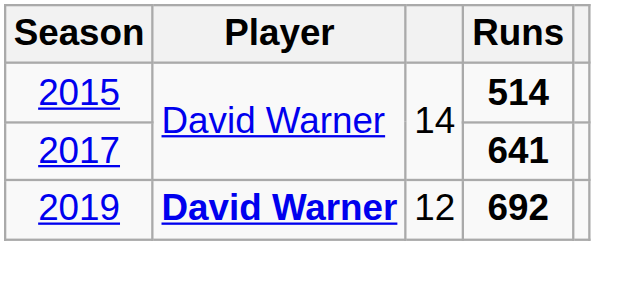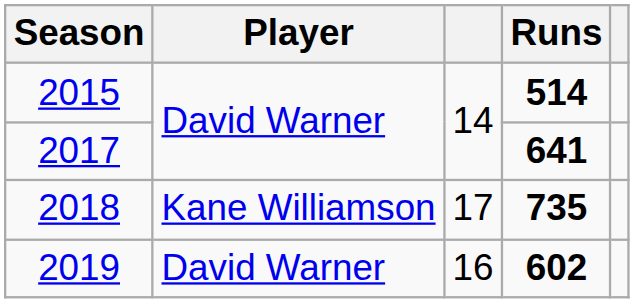+ row: (79, 208)
(279, 208) bold -> (273, 267) normal
(435, 208) 12 -> (473, 267) 16
(518, 208) 692 -> (556, 267) 602
